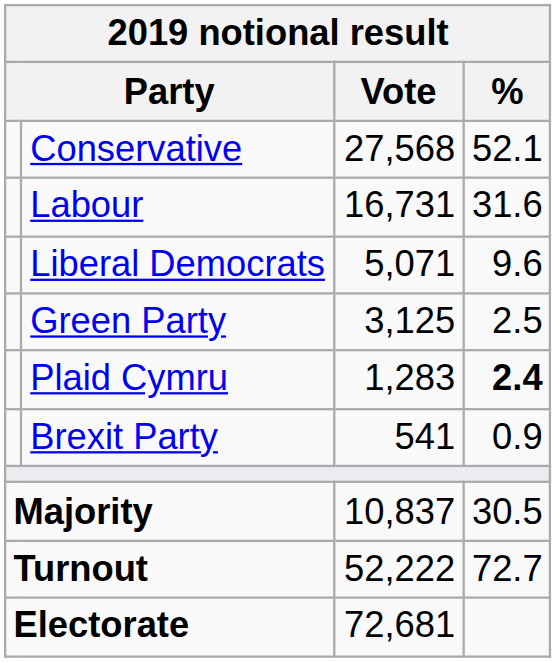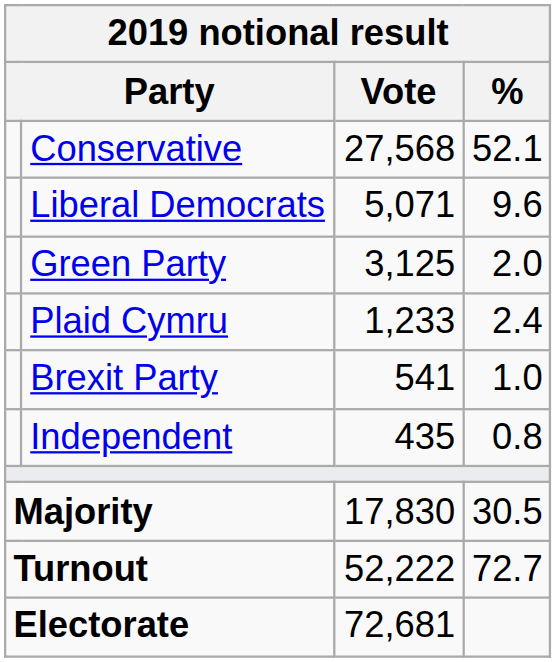- row: (87, 206)
(517, 321) 2.5 -> (517, 263) 2.0
(410, 378) 1,283 -> (410, 321) 1,233
(517, 378) bold -> (517, 321) normal
(517, 436) 0.9 -> (517, 378) 1.0
+ row: (131, 436)
(400, 510) 10,837 -> (400, 510) 17,830
